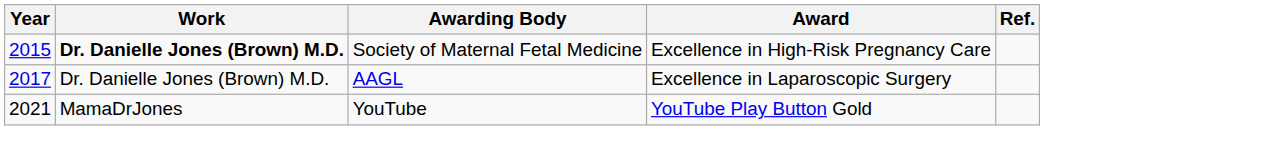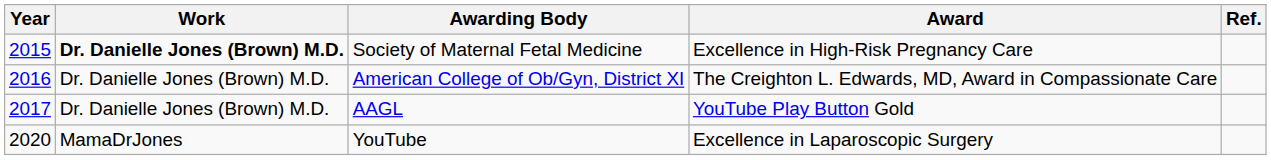+ row: (518, 79)
(801, 79) Excellence in Laparoscopic Surgery -> (803, 109) YouTube Play Button Gold
(30, 109) 2021 -> (30, 139) 2020
(762, 109) YouTube Play Button Gold -> (843, 139) Excellence in Laparoscopic Surgery
